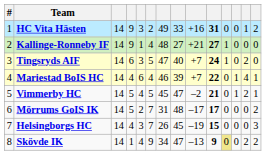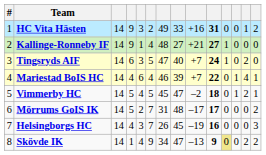(214, 93) 21 -> (214, 93) 18
(214, 126) 15 -> (214, 126) 16
